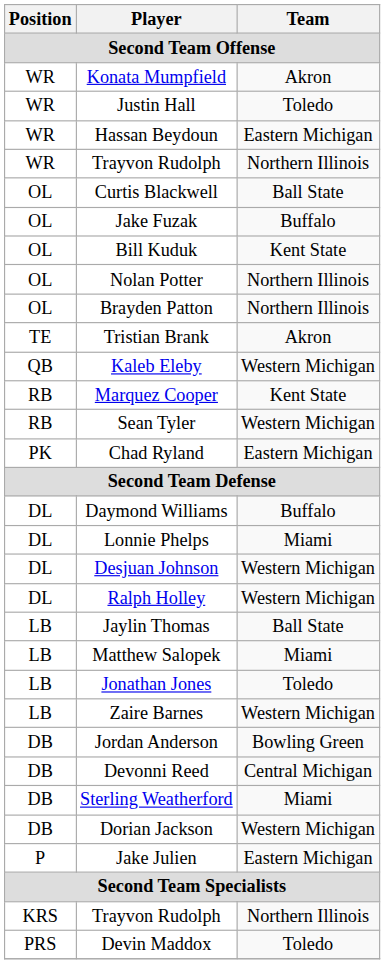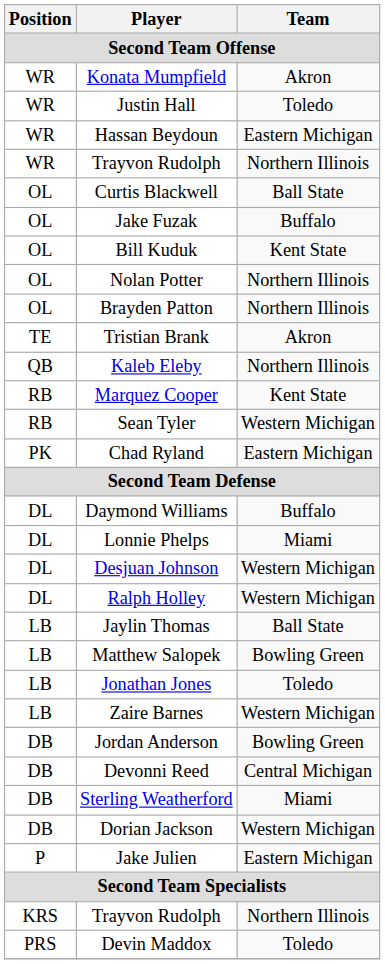(308, 366) Western Michigan -> (308, 366) Northern Illinois
(308, 655) Miami -> (308, 655) Bowling Green
